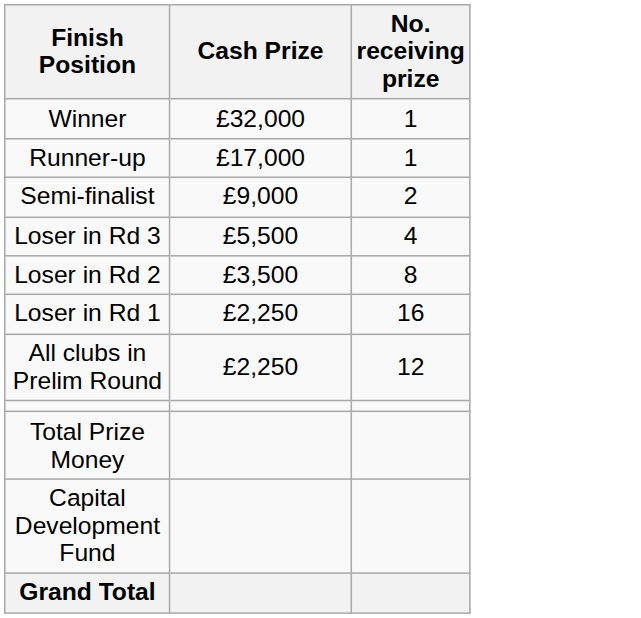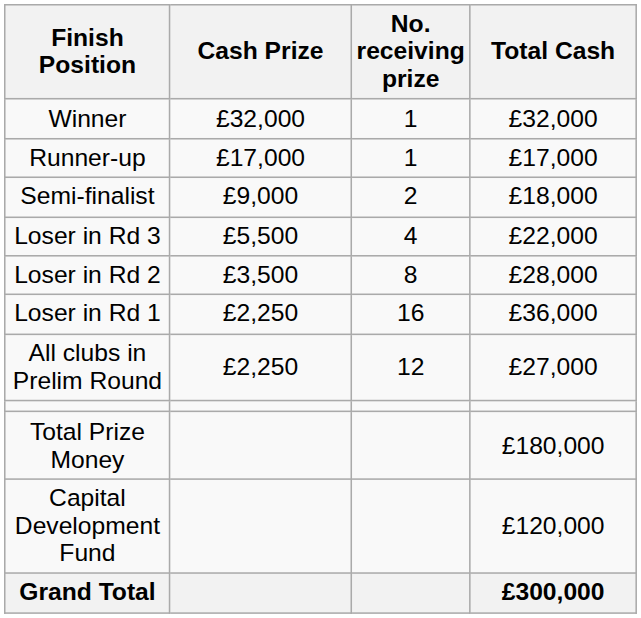+ column: (553, 51)
